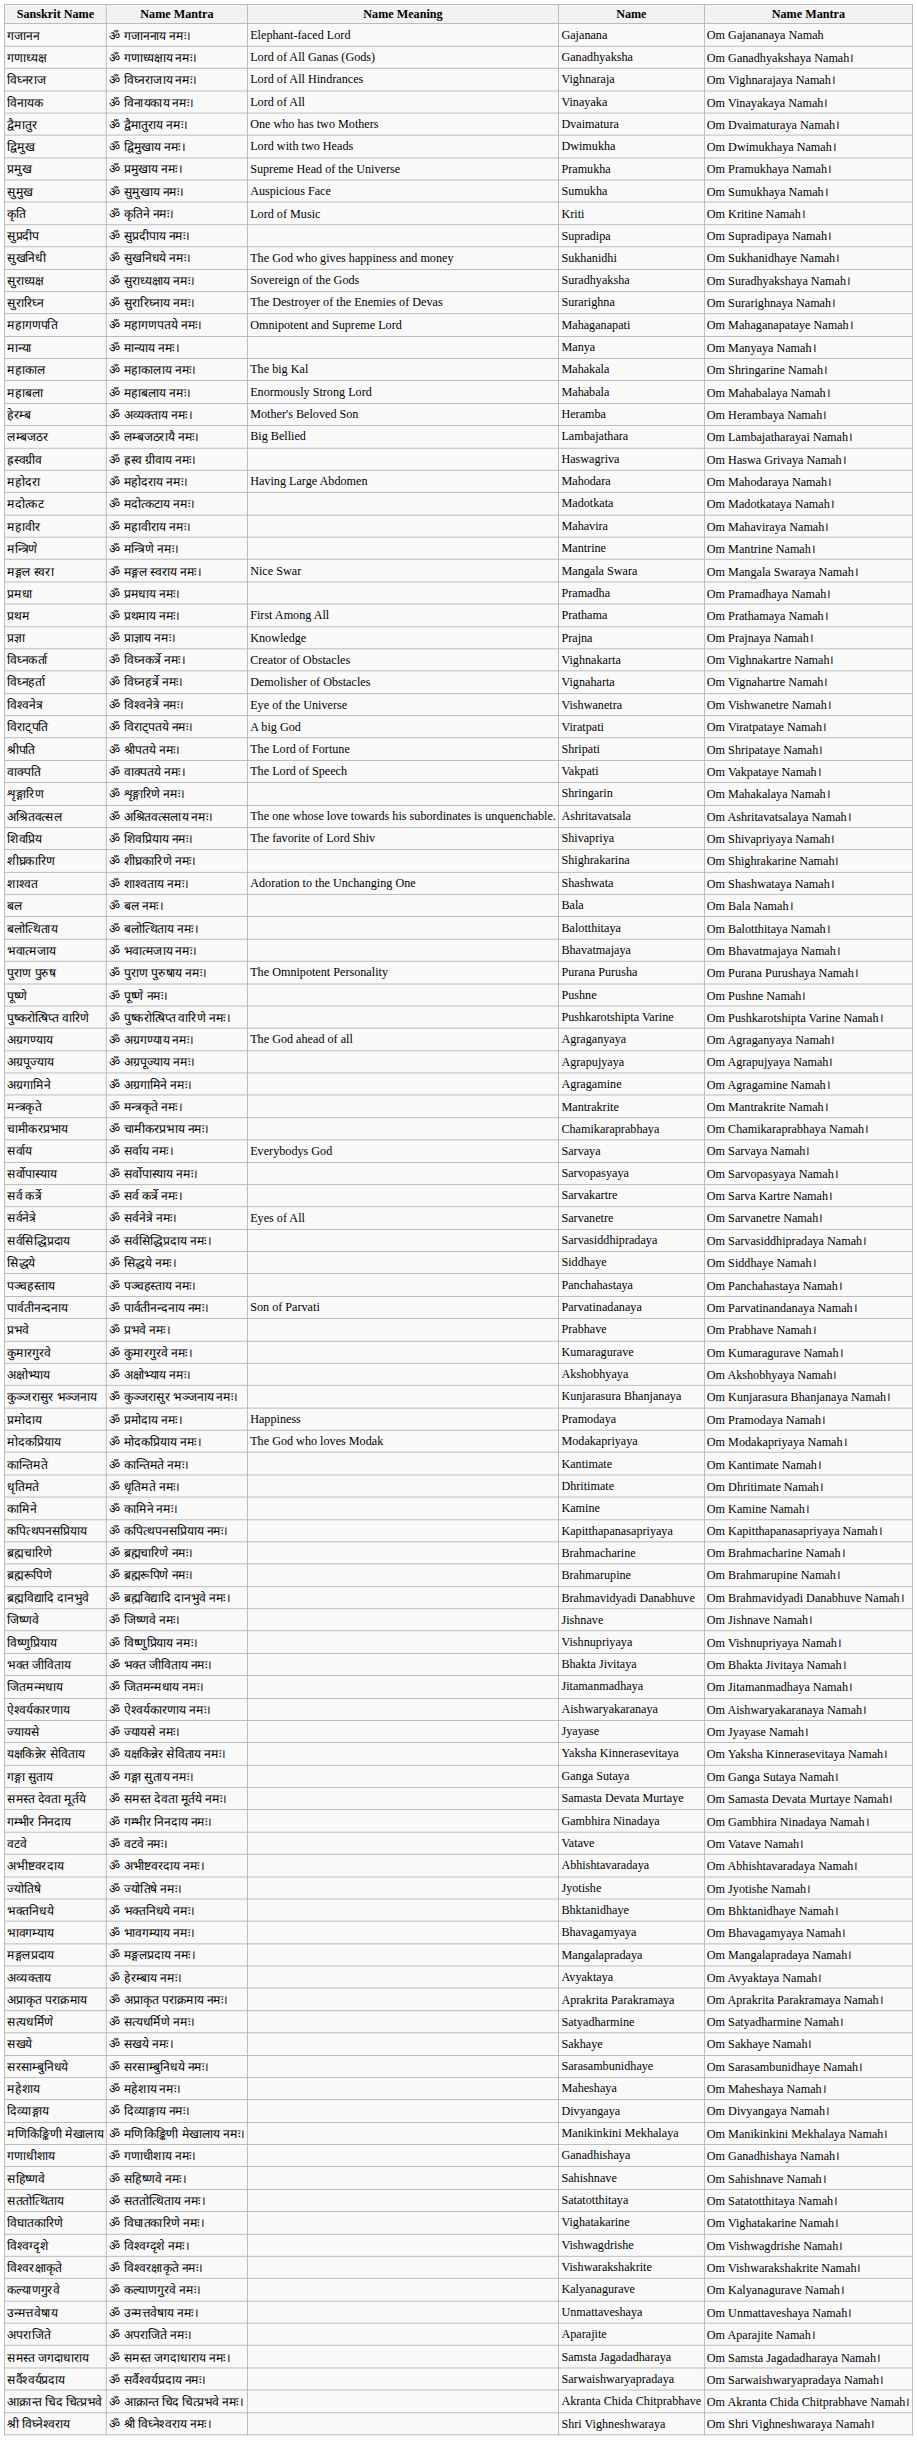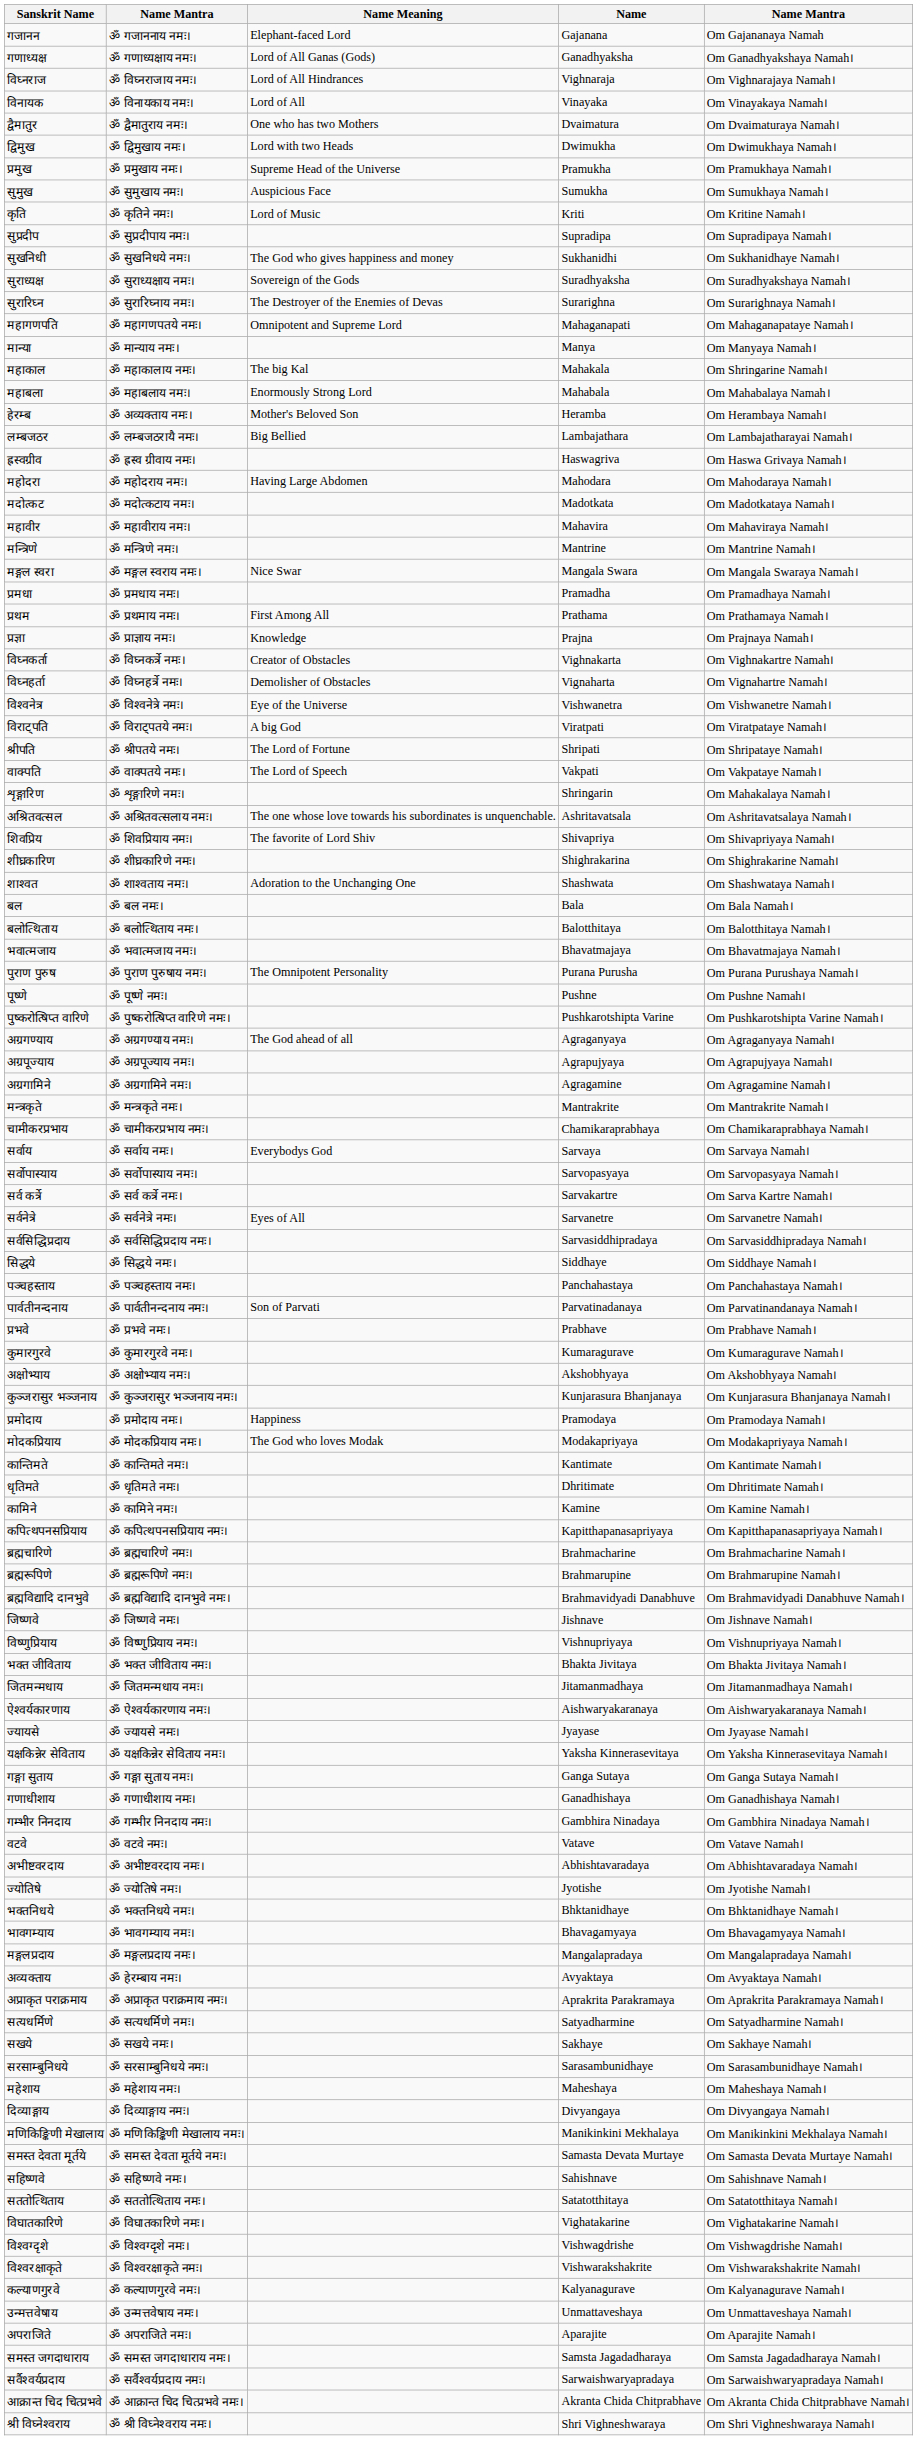rows swapped: (31, 2156) <-> (46, 1799)
